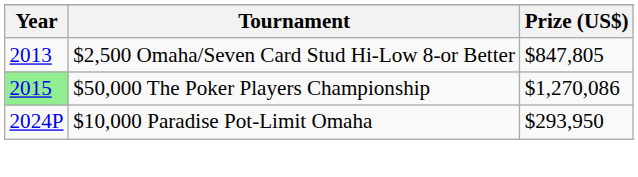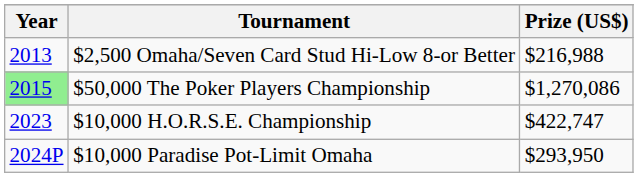(564, 54) $847,805 -> (564, 54) $216,988
+ row: (222, 121)
